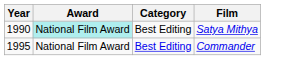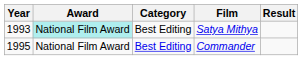+ column: (279, 13)
(19, 30) 1990 -> (19, 30) 1993
